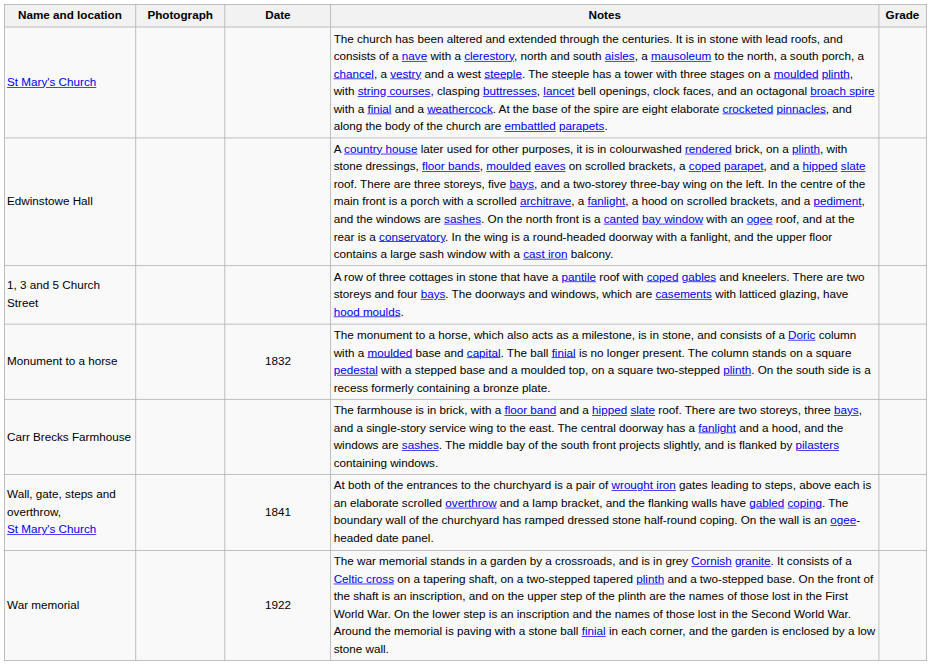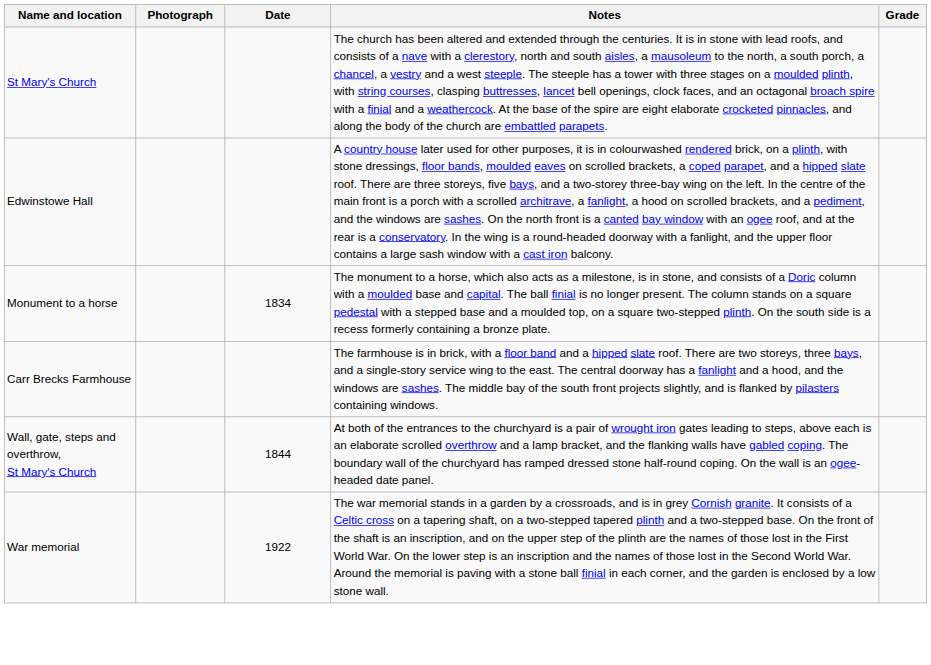- row: (53, 294)
(278, 361) 1832 -> (278, 303) 1834
(278, 512) 1841 -> (278, 454) 1844
